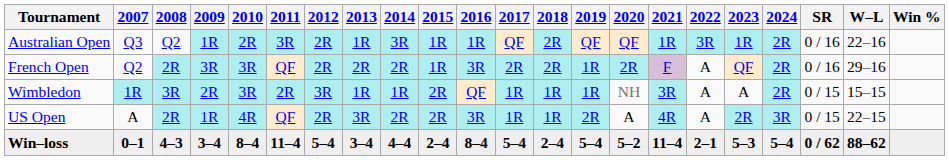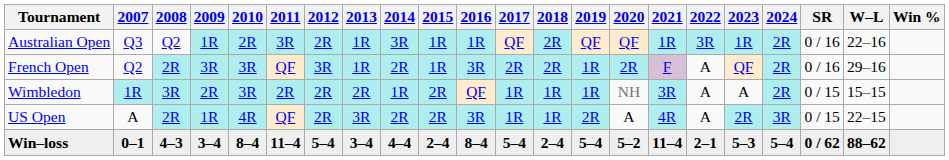(323, 66) 2R -> (323, 66) 3R
(361, 66) 2R -> (361, 66) 1R
(323, 92) 3R -> (323, 92) 2R
(361, 92) 1R -> (361, 92) 2R
